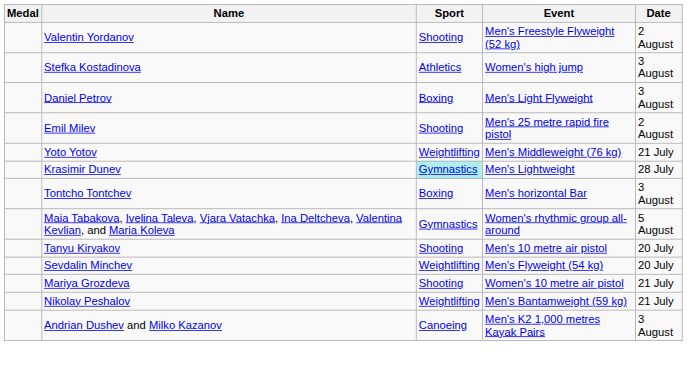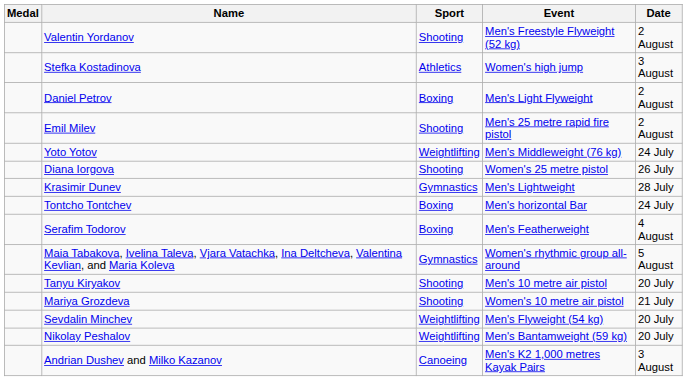(656, 98) 3 August -> (656, 98) 2 August
(656, 152) 21 July -> (656, 152) 24 July
+ row: (79, 170)
(448, 170) paleturquoise background -> (448, 188) no background
(656, 194) 3 August -> (656, 206) 24 July
+ row: (85, 230)
rows swapped: (88, 266) <-> (87, 284)
(656, 301) 21 July -> (656, 337) 20 July
